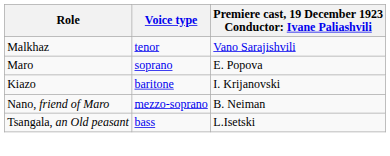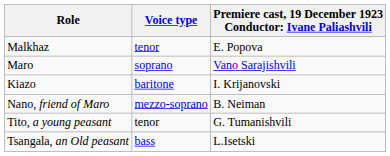(254, 46) Vano Sarajishvili -> (238, 46) E. Popova
(238, 65) E. Popova -> (254, 65) Vano Sarajishvili
+ row: (59, 122)
